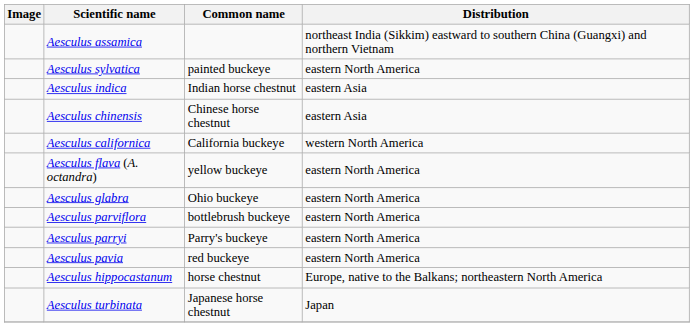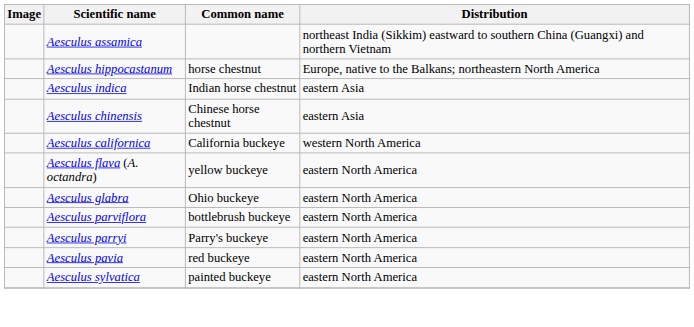rows swapped: (110, 277) <-> (93, 68)
- row: (94, 304)
